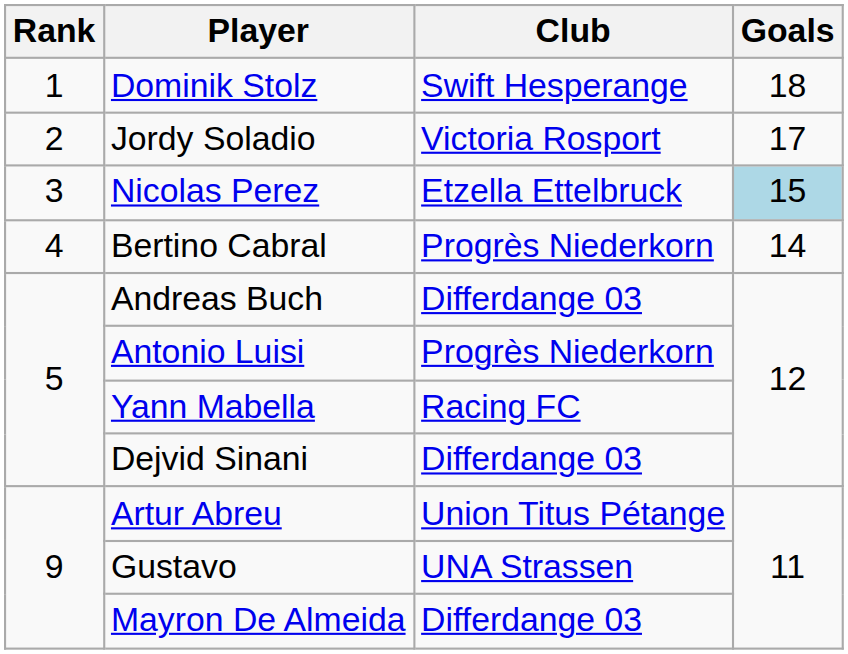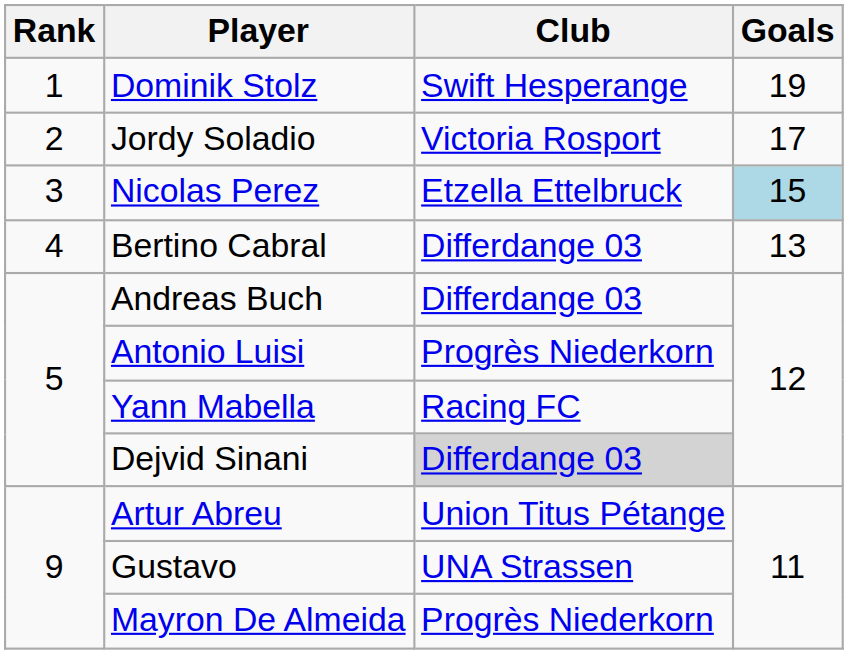(788, 84) 18 -> (788, 84) 19
(567, 245) Progrès Niederkorn -> (532, 245) Differdange 03
(788, 245) 14 -> (788, 245) 13
(532, 459) no background -> (532, 459) lightgrey background
(532, 620) Differdange 03 -> (567, 620) Progrès Niederkorn
